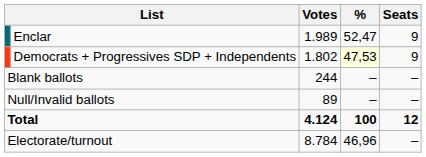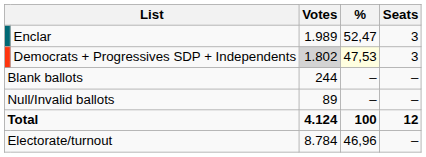(415, 36) 9 -> (415, 36) 3
(321, 57) no background -> (321, 57) lightgrey background
(415, 57) 9 -> (415, 57) 3
